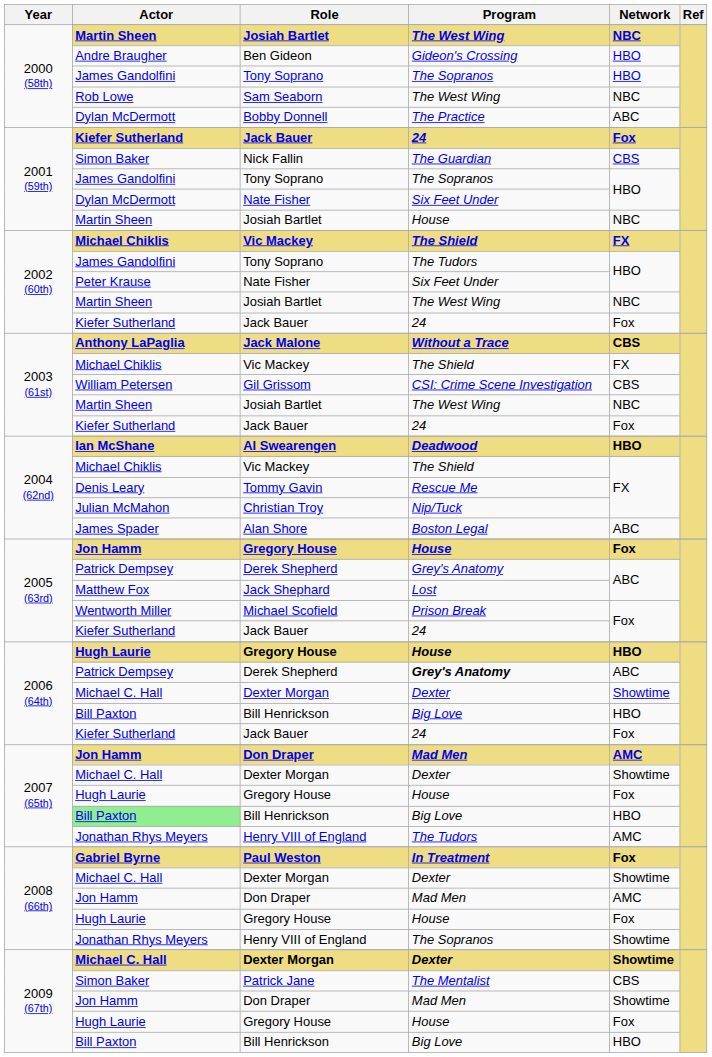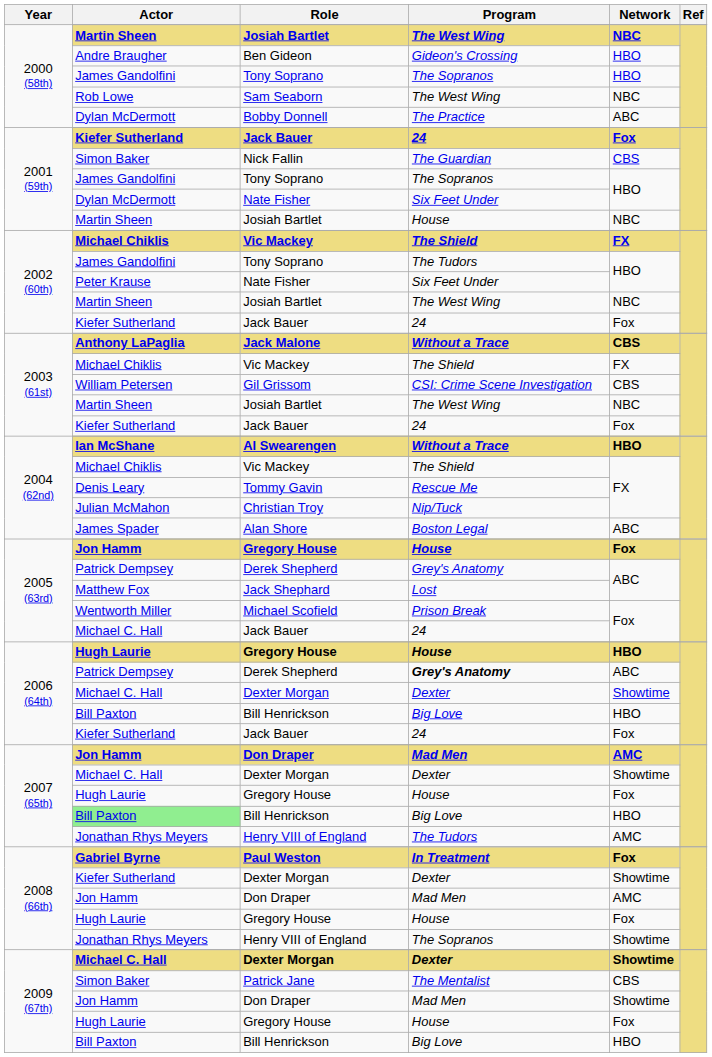(445, 446) Deadwood -> (460, 446) Without a Trace
(125, 631) Kiefer Sutherland -> (119, 631) Michael C. Hall
(119, 878) Michael C. Hall -> (125, 878) Kiefer Sutherland
